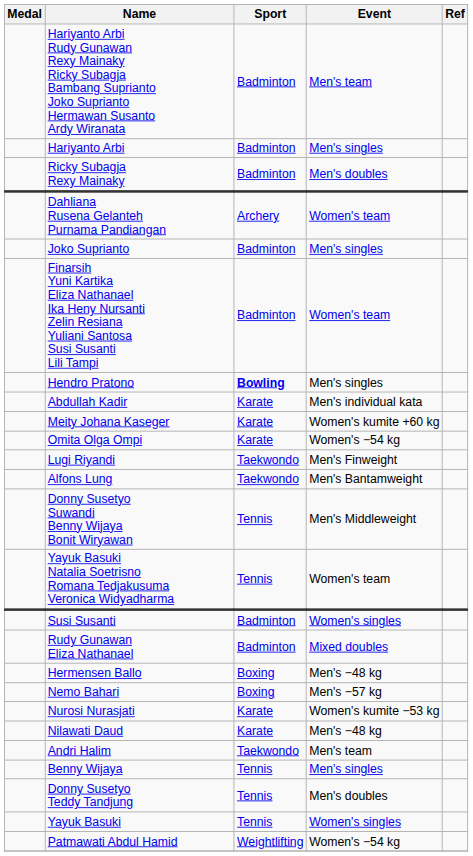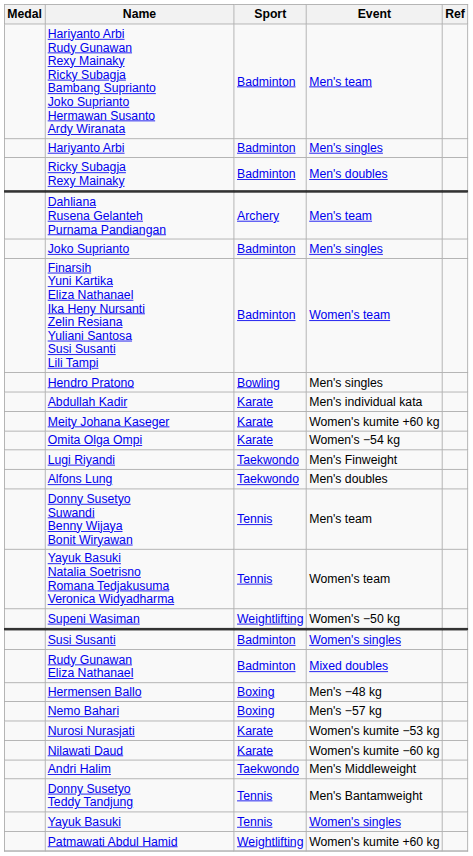(350, 216) Women's team -> (341, 216) Men's team
(261, 383) bold -> (258, 383) normal
(366, 479) Men's Bantamweight -> (348, 479) Men's doubles
(363, 519) Men's Middleweight -> (341, 519) Men's team
+ row: (94, 619)
(346, 731) Men's −48 kg -> (374, 750) Women's kumite −60 kg
(341, 750) Men's team -> (363, 770) Men's Middleweight
- row: (85, 770)
(348, 796) Men's doubles -> (366, 796) Men's Bantamweight
(355, 841) Women's −54 kg -> (374, 841) Women's kumite +60 kg
